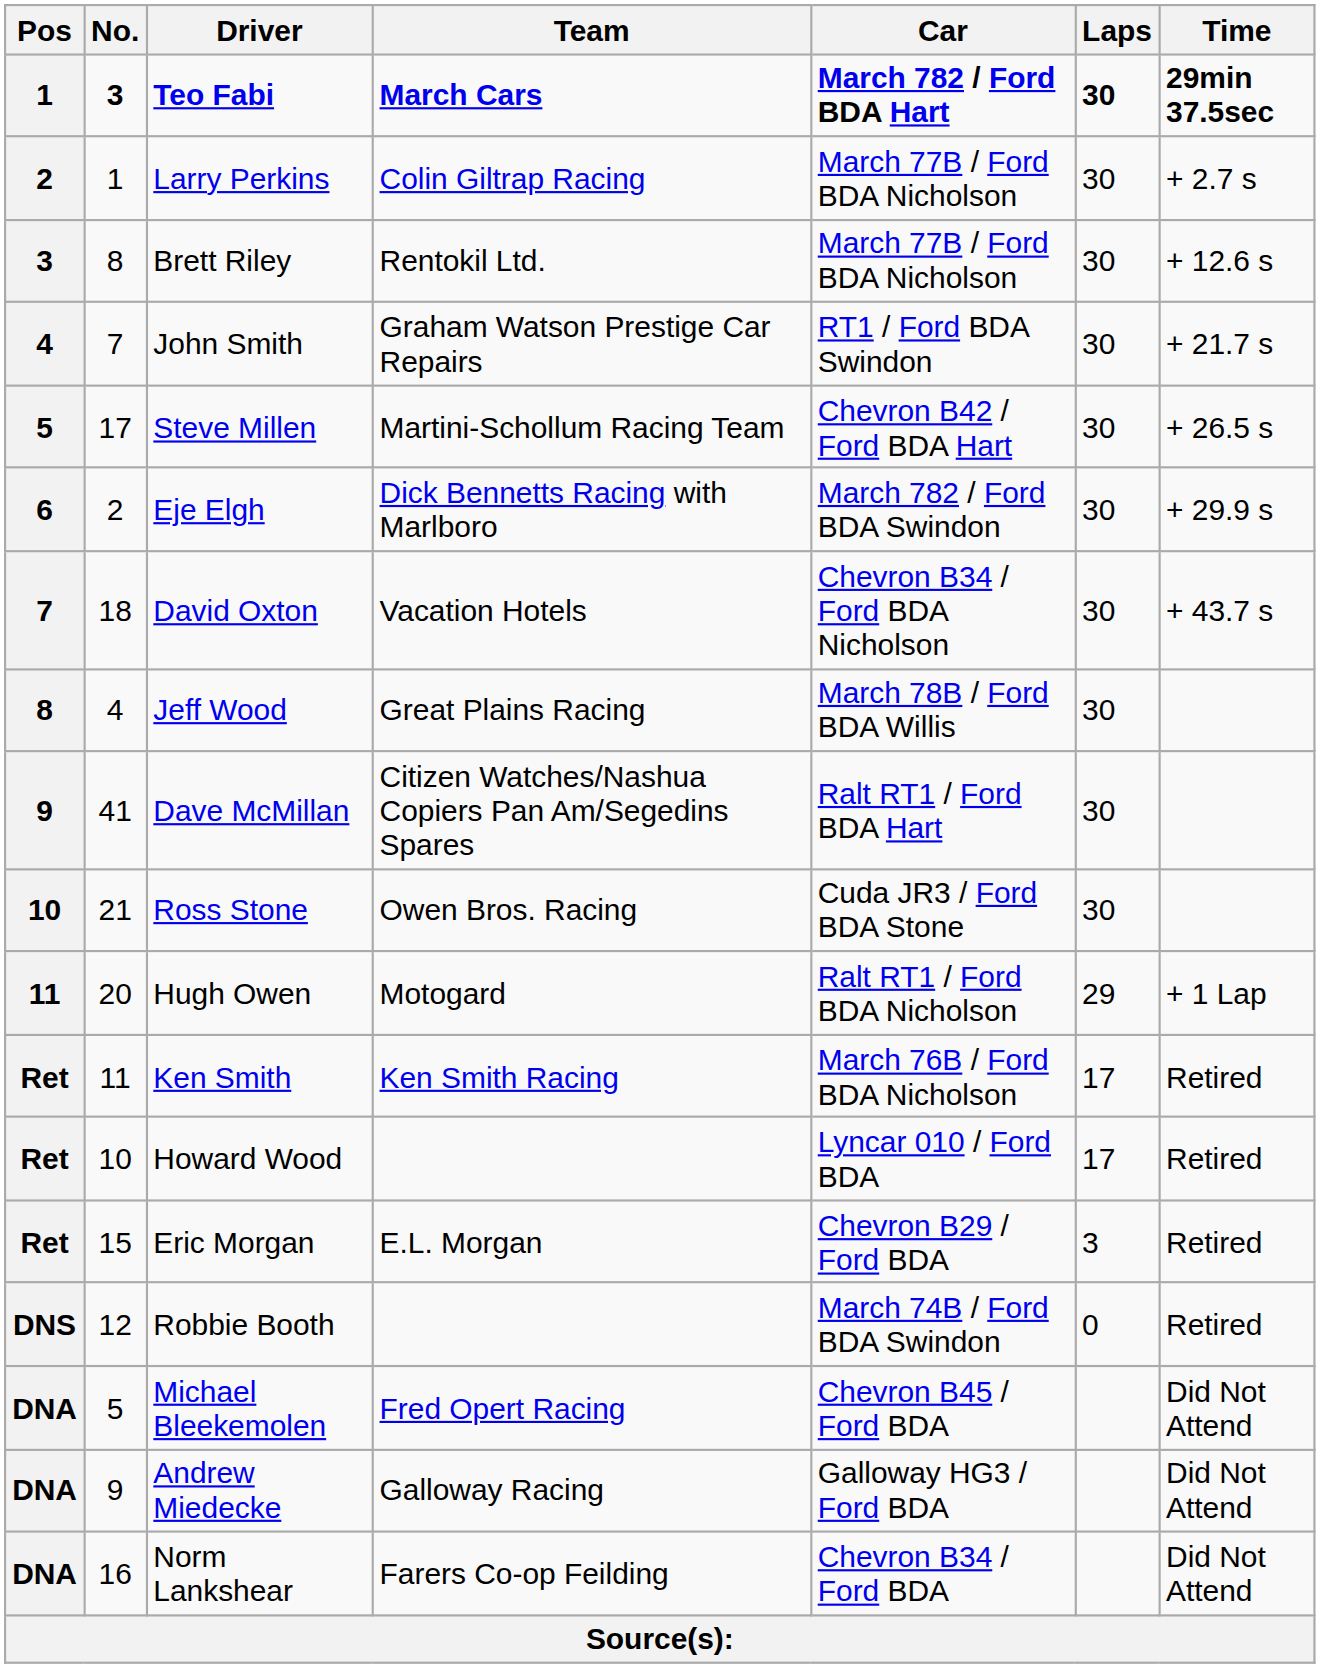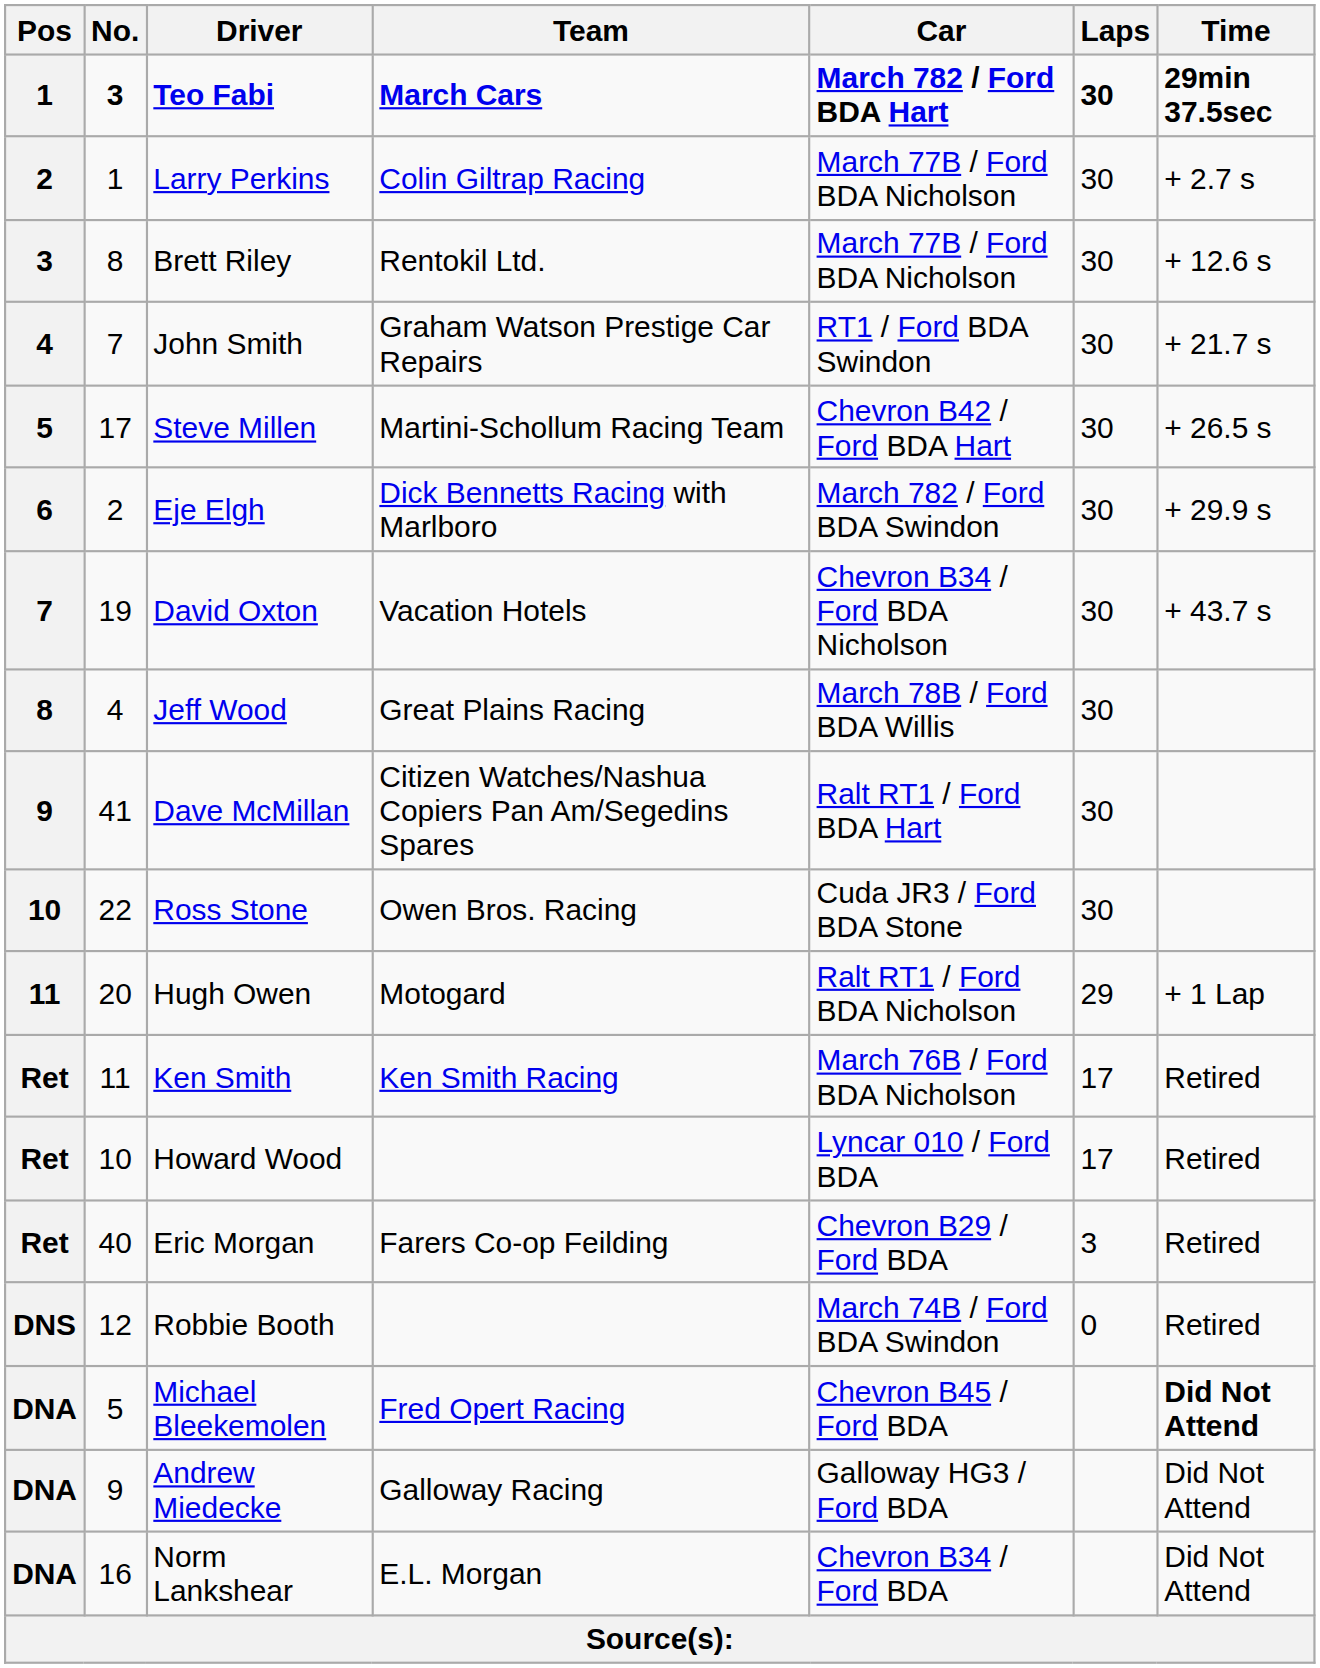(115, 610) 18 -> (115, 610) 19
(115, 910) 21 -> (115, 910) 22
(115, 1242) 15 -> (115, 1242) 40
(461, 1242) E.L. Morgan -> (524, 1242) Farers Co-op Feilding
(1216, 1407) normal -> (1217, 1407) bold
(524, 1573) Farers Co-op Feilding -> (461, 1573) E.L. Morgan
